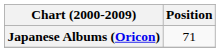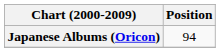(189, 36) 71 -> (189, 36) 94
